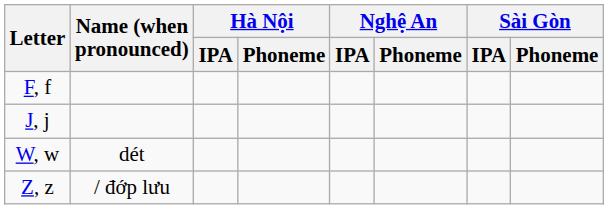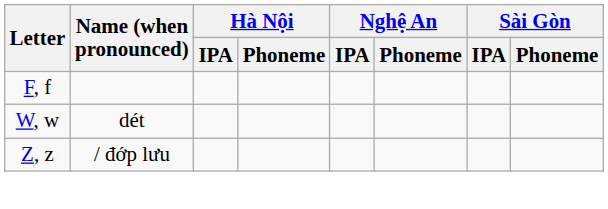- row: (37, 120)
